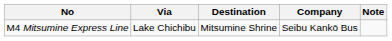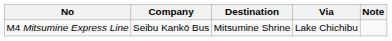columns swapped: (164, 12) <-> (320, 12)
